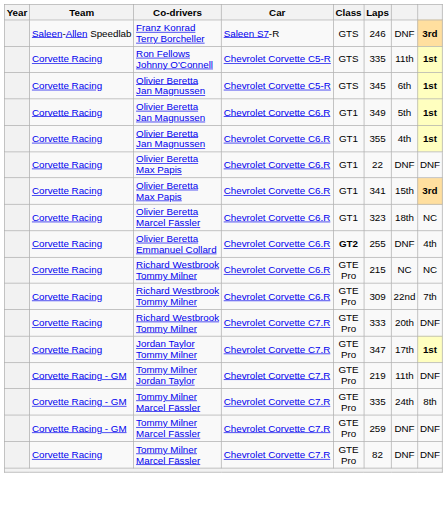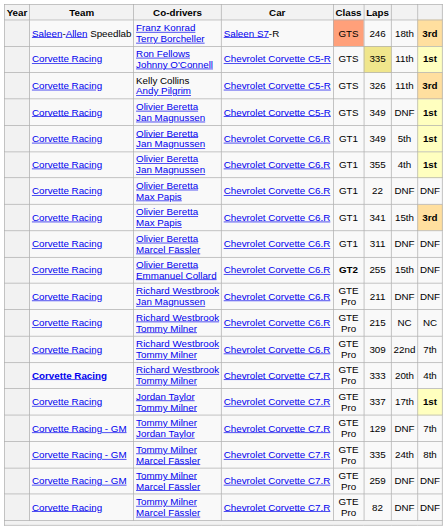(348, 33) no background -> (348, 33) lightsalmon background
(404, 33) DNF -> (404, 33) 18th
(378, 60) no background -> (378, 60) khaki background
+ row: (164, 86)
(378, 86) 345 -> (378, 112) 349
(404, 86) 6th -> (404, 112) DNF
(378, 218) 323 -> (378, 244) 311
(404, 218) 18th -> (404, 244) DNF
(430, 218) NC -> (430, 244) DNF
(404, 244) DNF -> (404, 271) 15th
(430, 244) 4th -> (430, 271) DNF
+ row: (178, 297)
(67, 323) normal -> (69, 376) bold
(430, 323) DNF -> (430, 376) 4th
(378, 350) 347 -> (378, 402) 337
(378, 376) 219 -> (378, 429) 129
(404, 376) 11th -> (404, 429) DNF
(430, 376) DNF -> (430, 429) 7th
